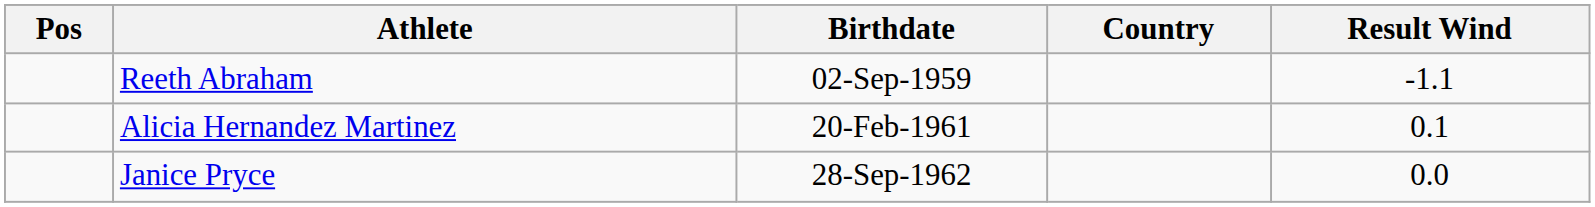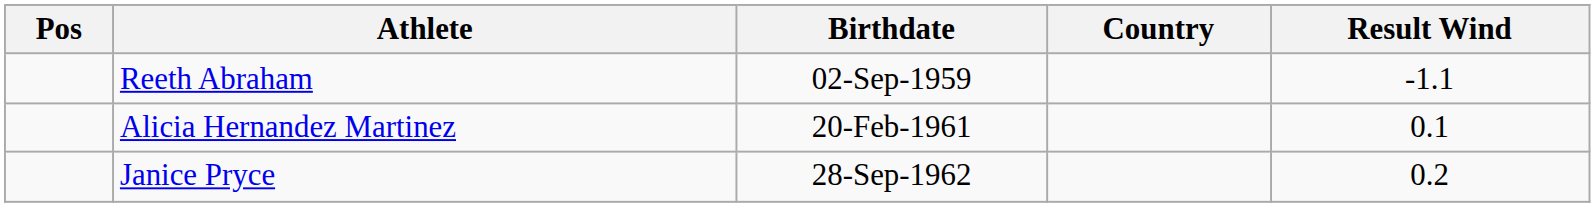(1430, 175) 0.0 -> (1430, 175) 0.2
